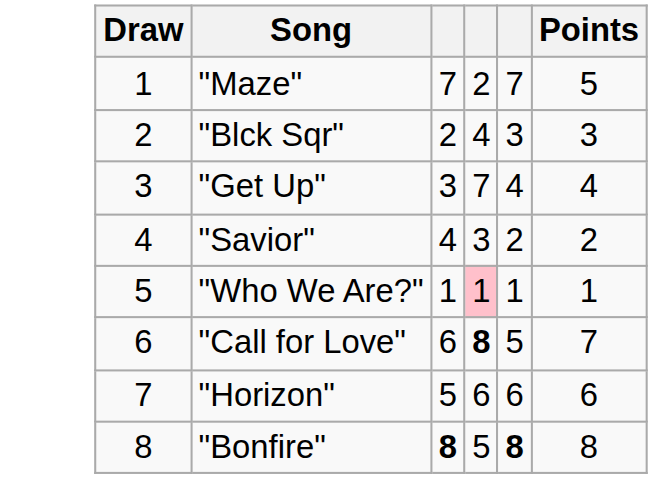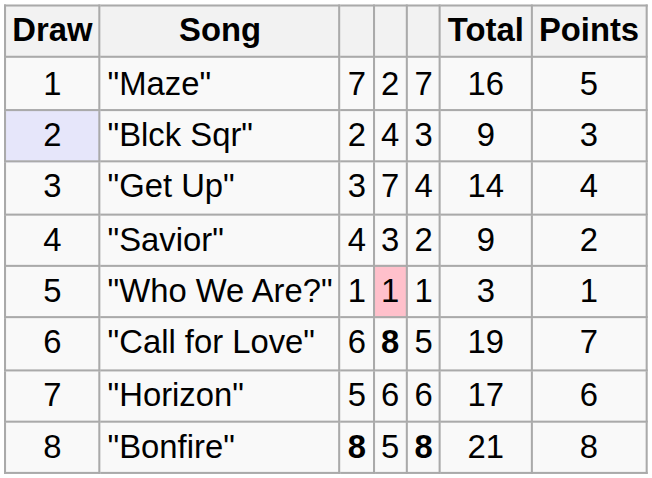+ column: (486, 31)
(143, 135) no background -> (52, 135) lavender background
